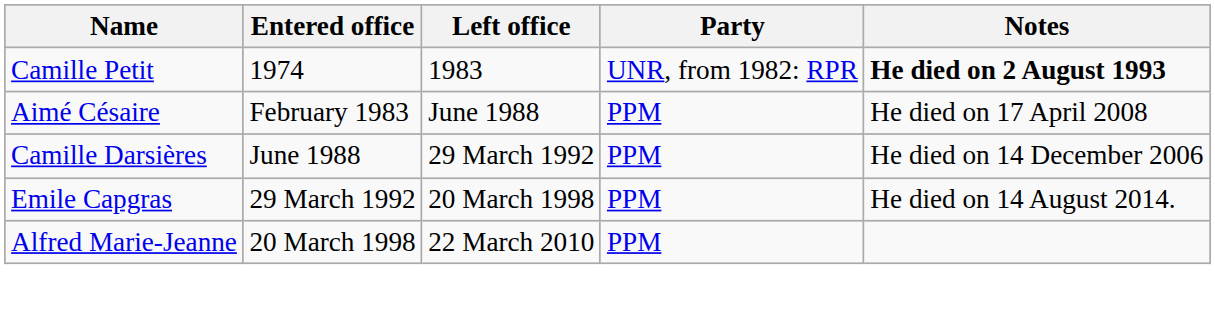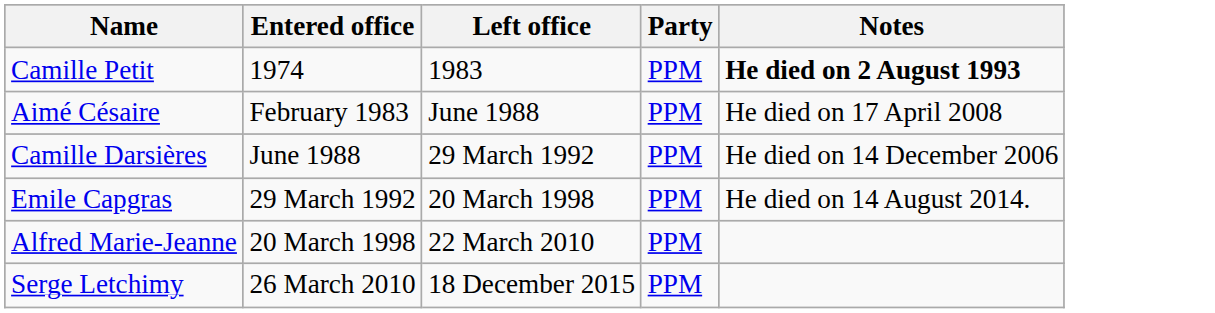(732, 69) UNR, from 1982: RPR -> (675, 69) PPM
+ row: (97, 284)
